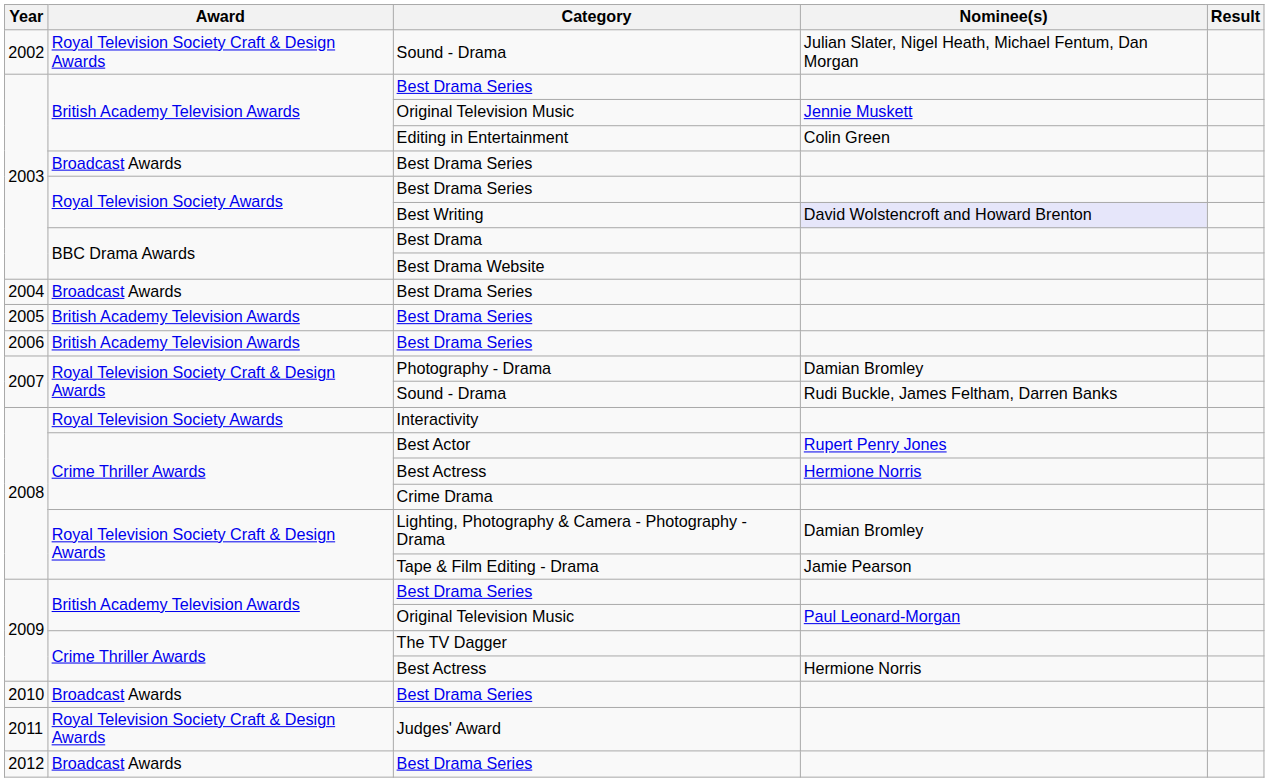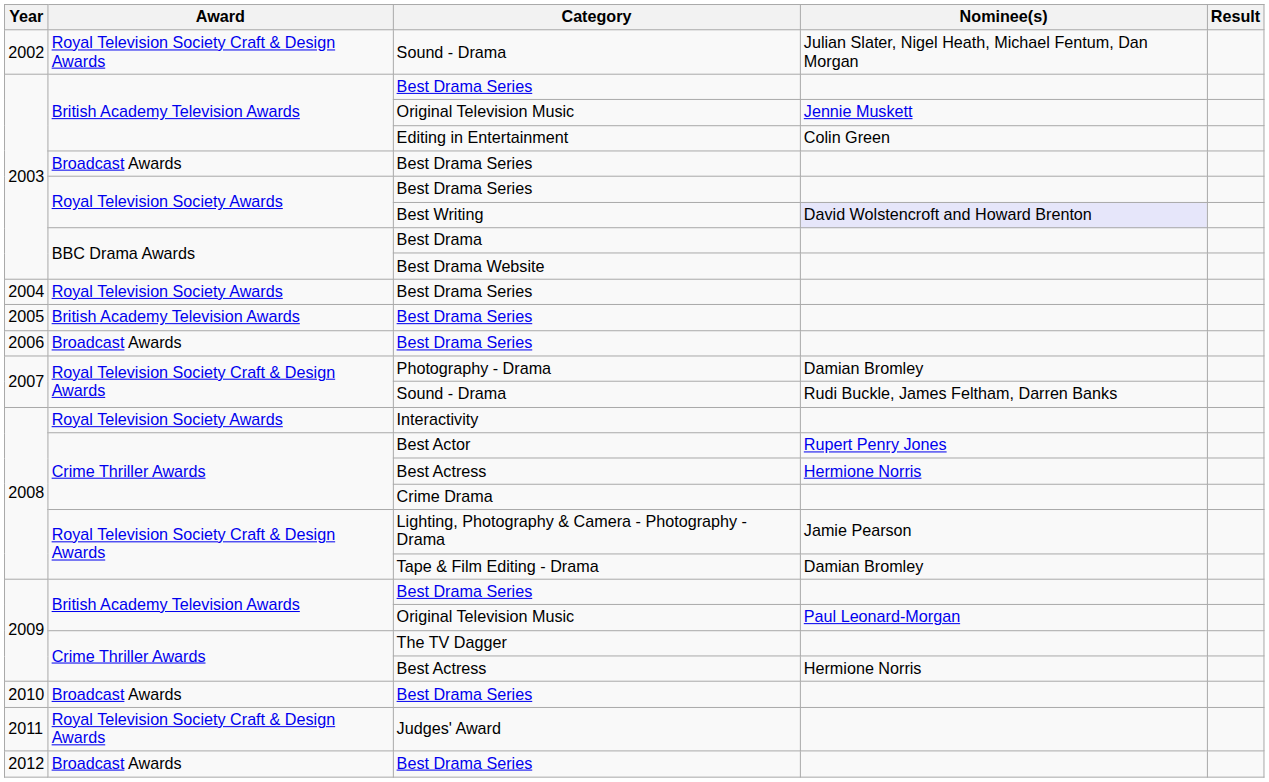(117, 291) Broadcast Awards -> (167, 291) Royal Television Society Awards
(176, 343) British Academy Television Awards -> (117, 343) Broadcast Awards
(864, 531) Damian Bromley -> (858, 531) Jamie Pearson
(858, 566) Jamie Pearson -> (864, 566) Damian Bromley
